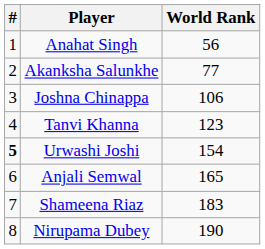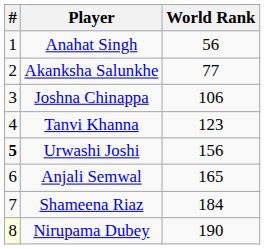(211, 151) 154 -> (211, 151) 156
(211, 204) 183 -> (211, 204) 184
(13, 230) no background -> (13, 230) lightyellow background
